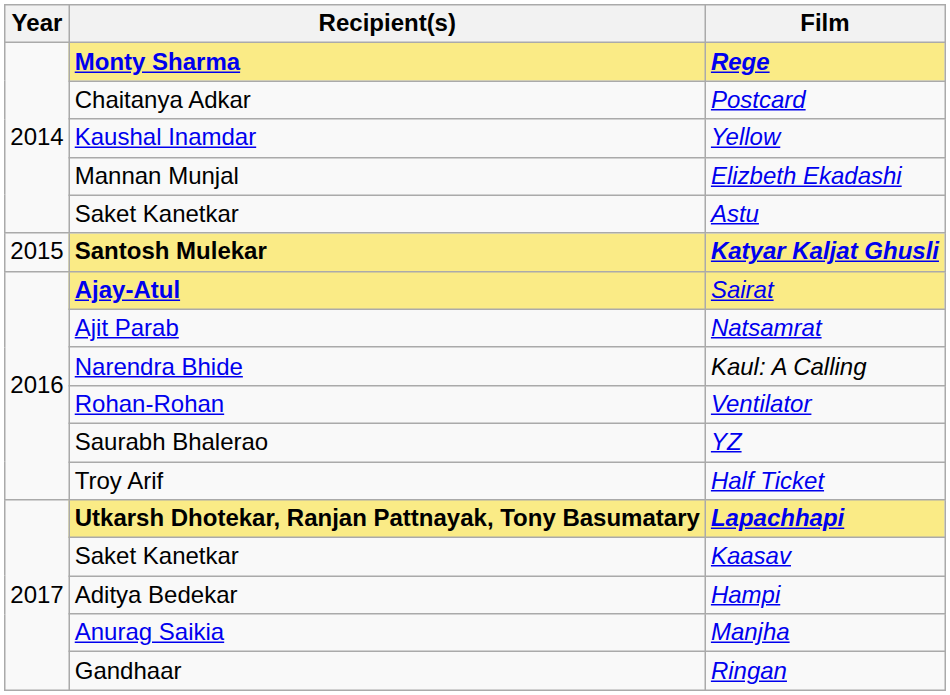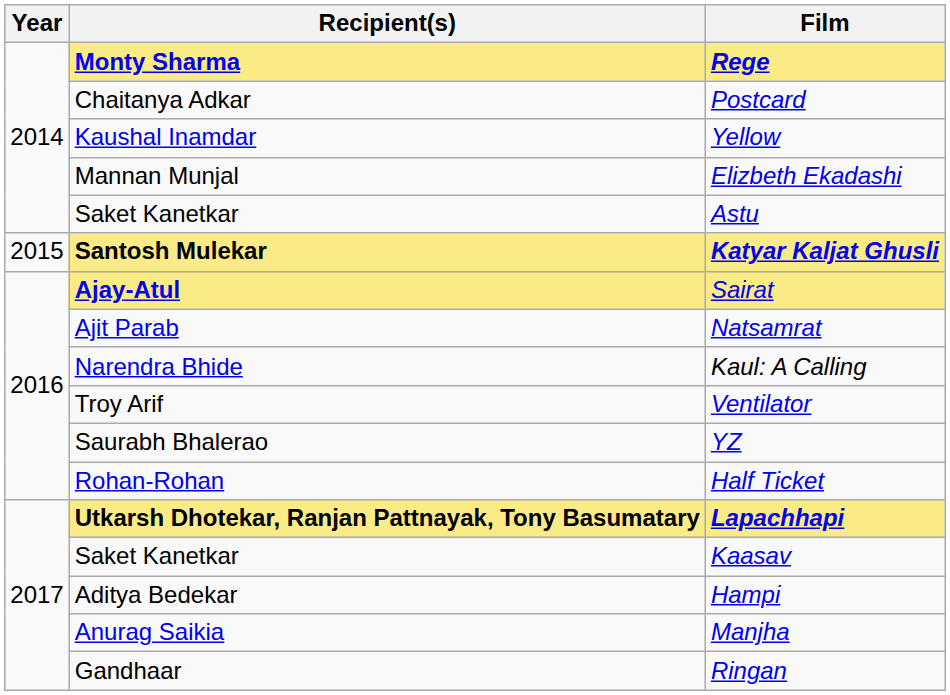(149, 404) Rohan-Rohan -> (119, 404) Troy Arif
(119, 480) Troy Arif -> (149, 480) Rohan-Rohan
